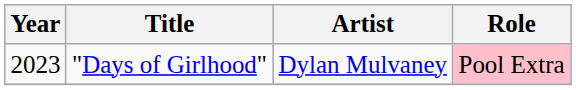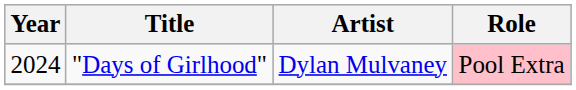(35, 63) 2023 -> (35, 63) 2024
